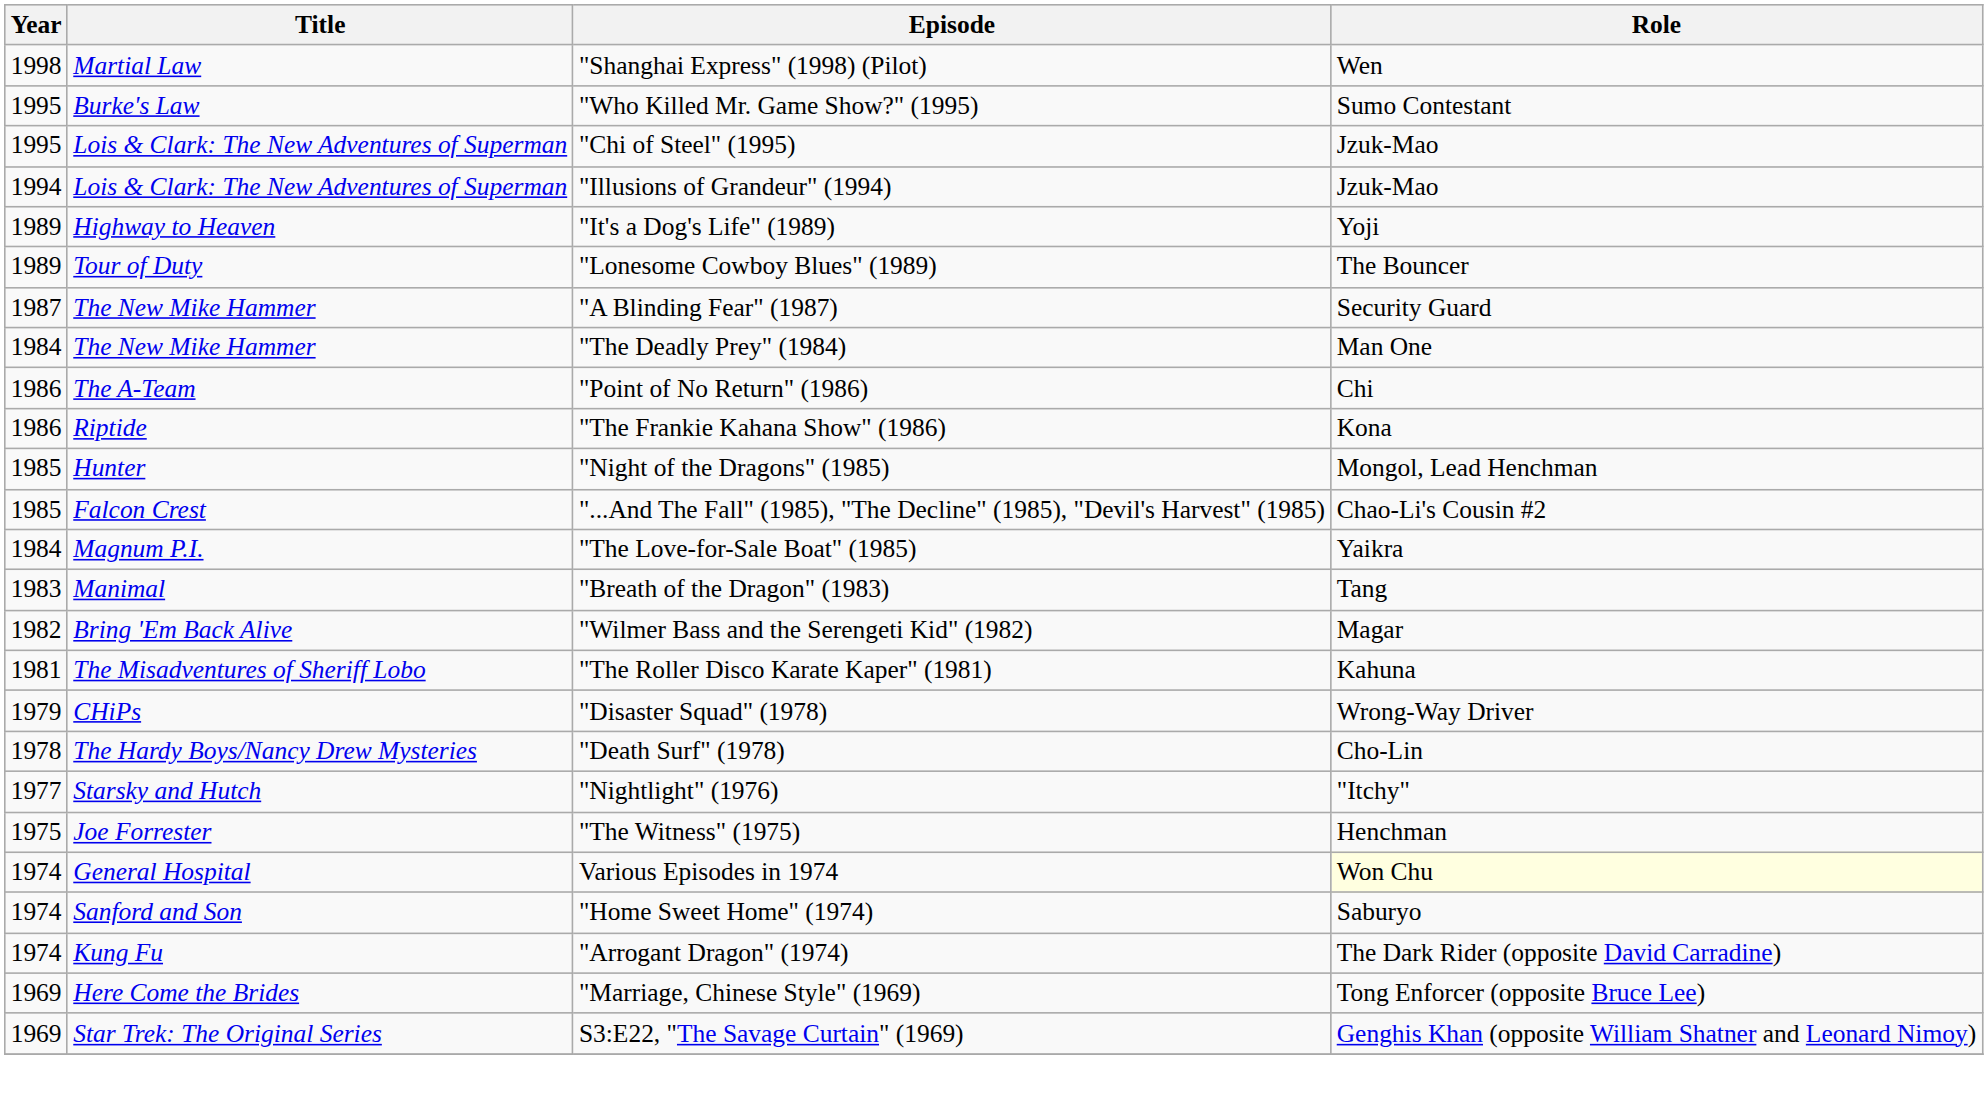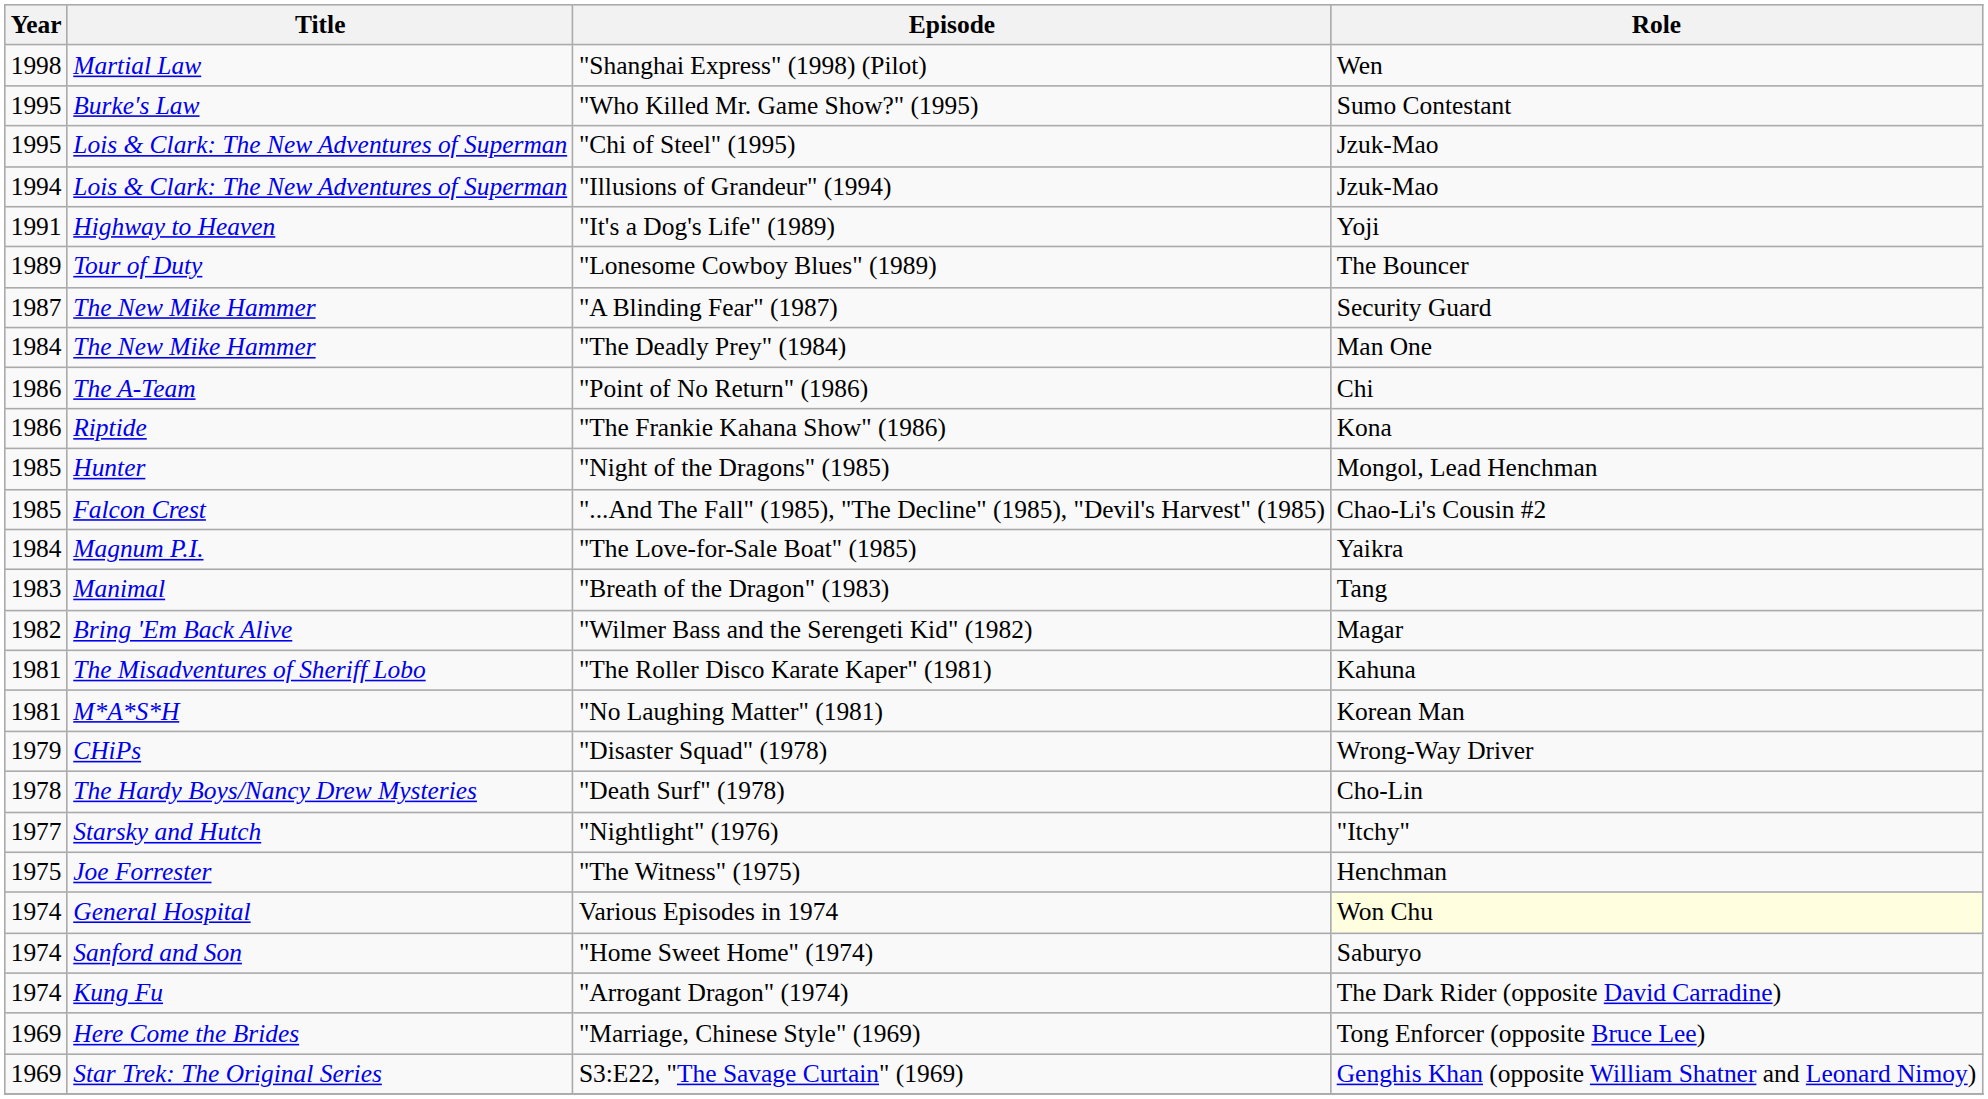(36, 226) 1989 -> (36, 226) 1991
+ row: (731, 710)
